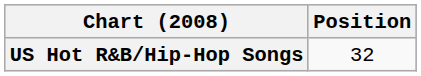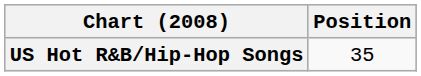(362, 55) 32 -> (362, 55) 35
